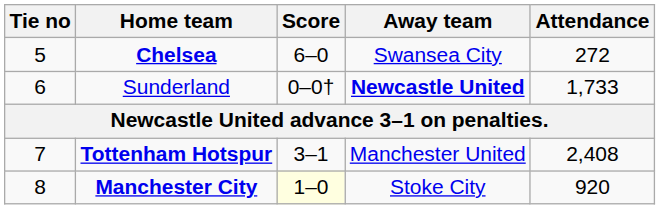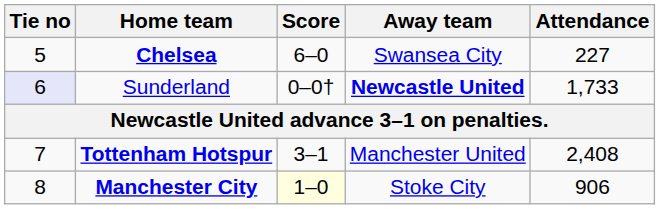(592, 54) 272 -> (592, 54) 227
(40, 87) no background -> (40, 87) lavender background
(592, 187) 920 -> (592, 187) 906
